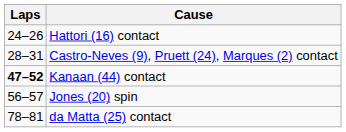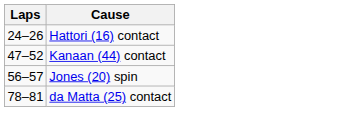- row: (194, 56)
(25, 76) bold -> (25, 56) normal
